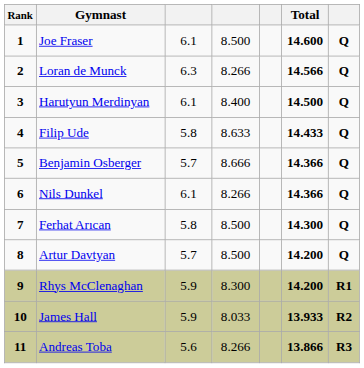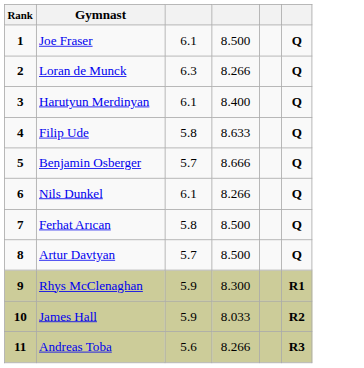- column: (305, 14)
